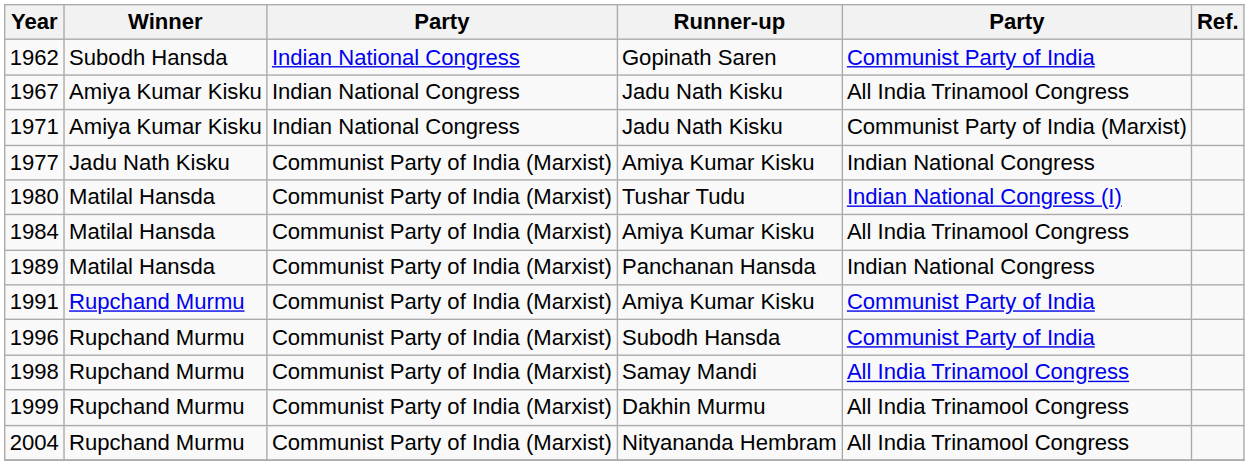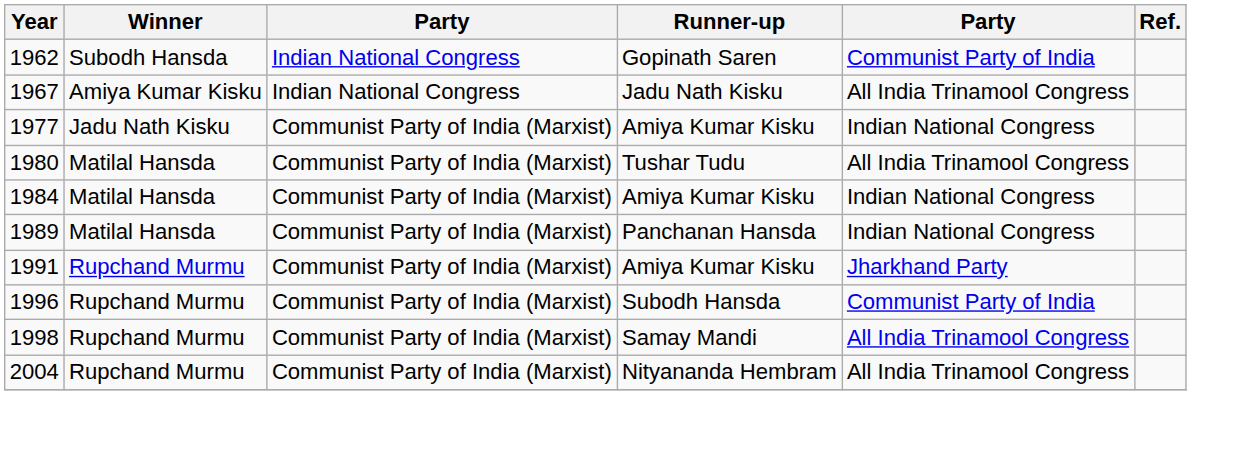- row: (34, 127)
(984, 197) Indian National Congress (I) -> (988, 162) All India Trinamool Congress
(988, 232) All India Trinamool Congress -> (971, 197) Indian National Congress
(971, 302) Communist Party of India -> (927, 267) Jharkhand Party
- row: (34, 407)
